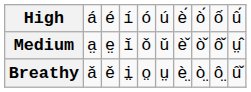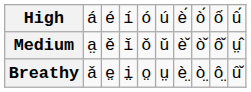(110, 46) e̤ -> (110, 46) ě
(110, 73) ě -> (110, 73) e̤
